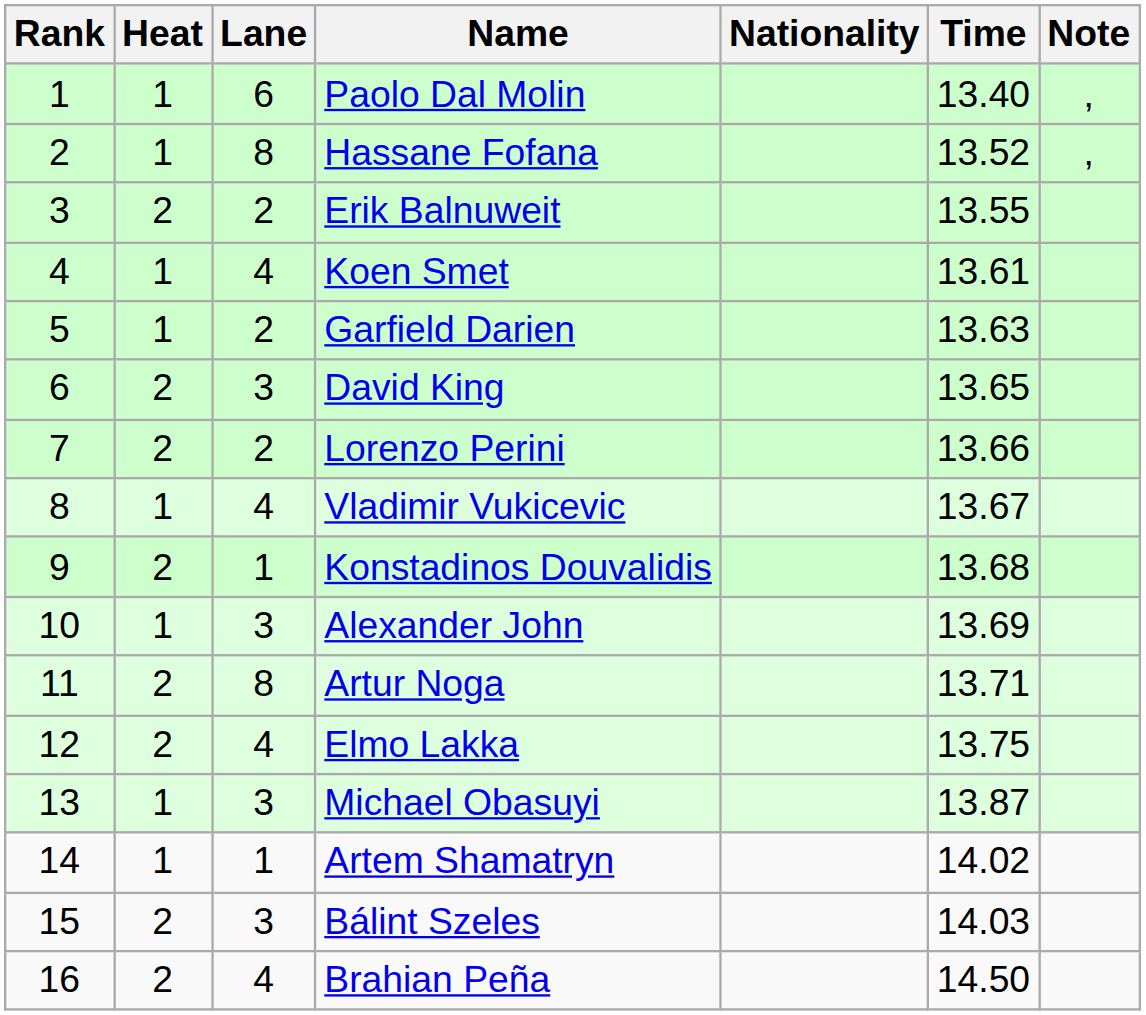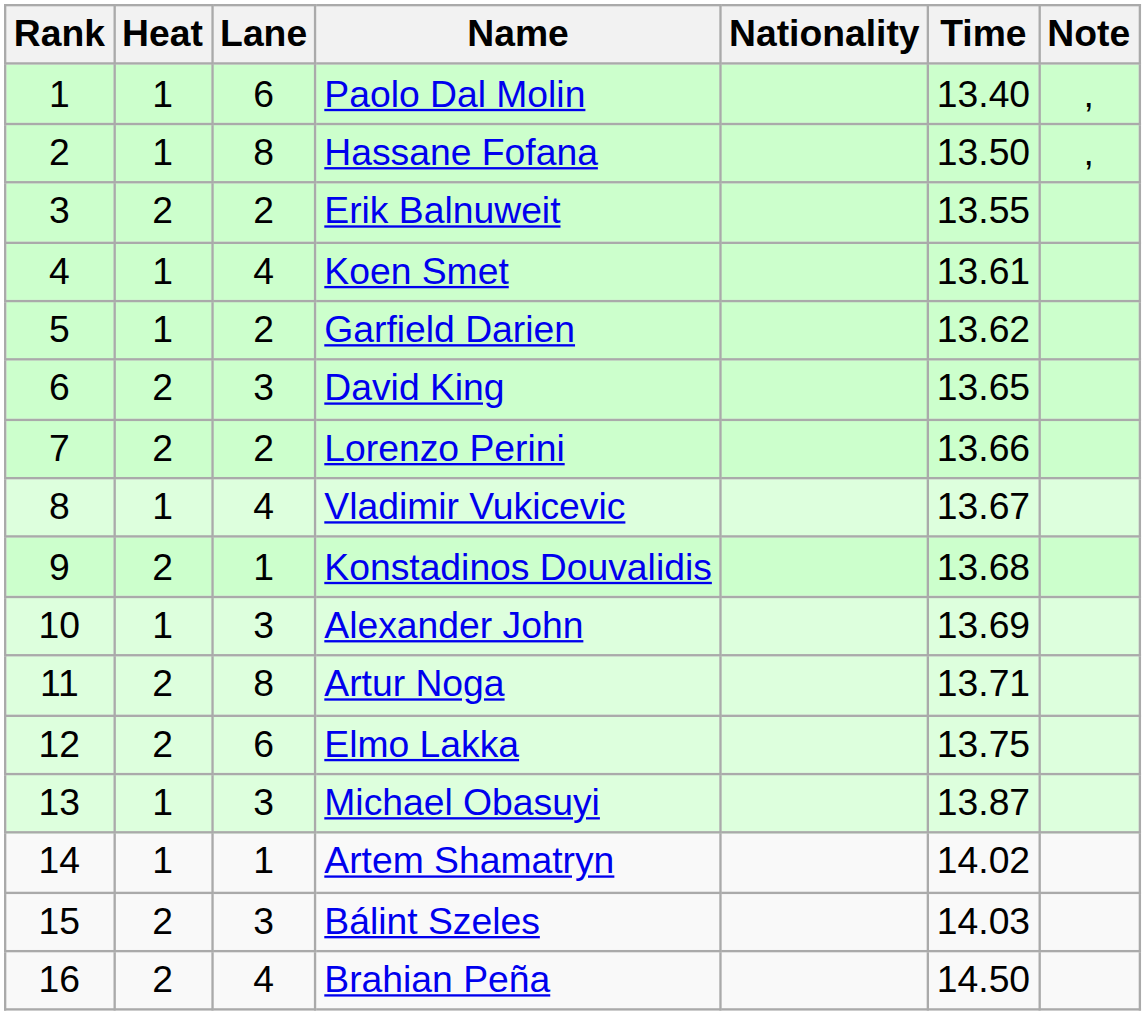(983, 152) 13.52 -> (983, 152) 13.50
(983, 329) 13.63 -> (983, 329) 13.62
(264, 743) 4 -> (264, 743) 6
